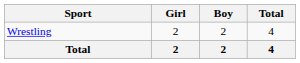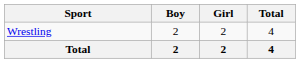columns swapped: (223, 13) <-> (176, 13)
